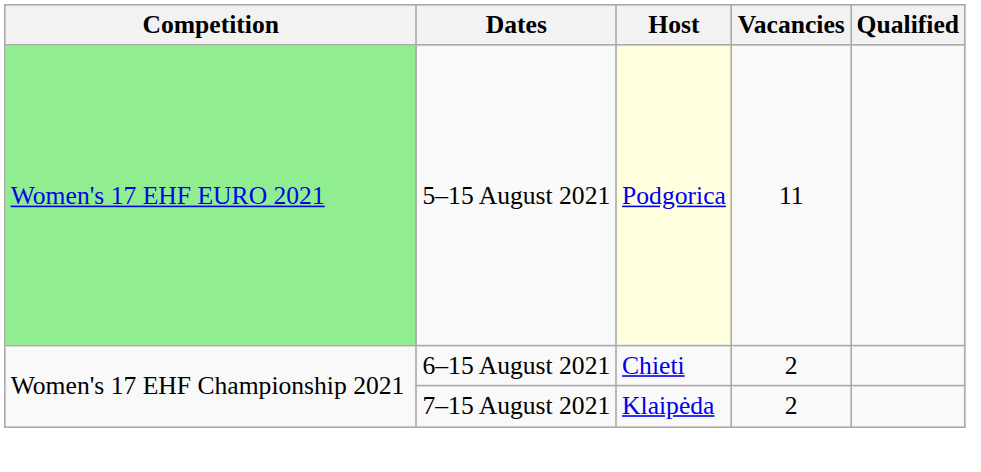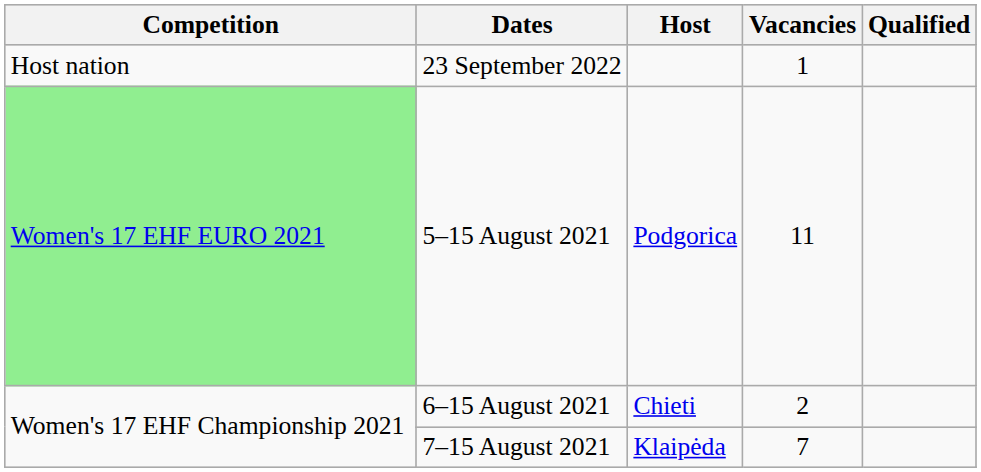+ row: (522, 65)
(674, 194) lightyellow background -> (685, 235) no background
(791, 405) 2 -> (803, 446) 7
